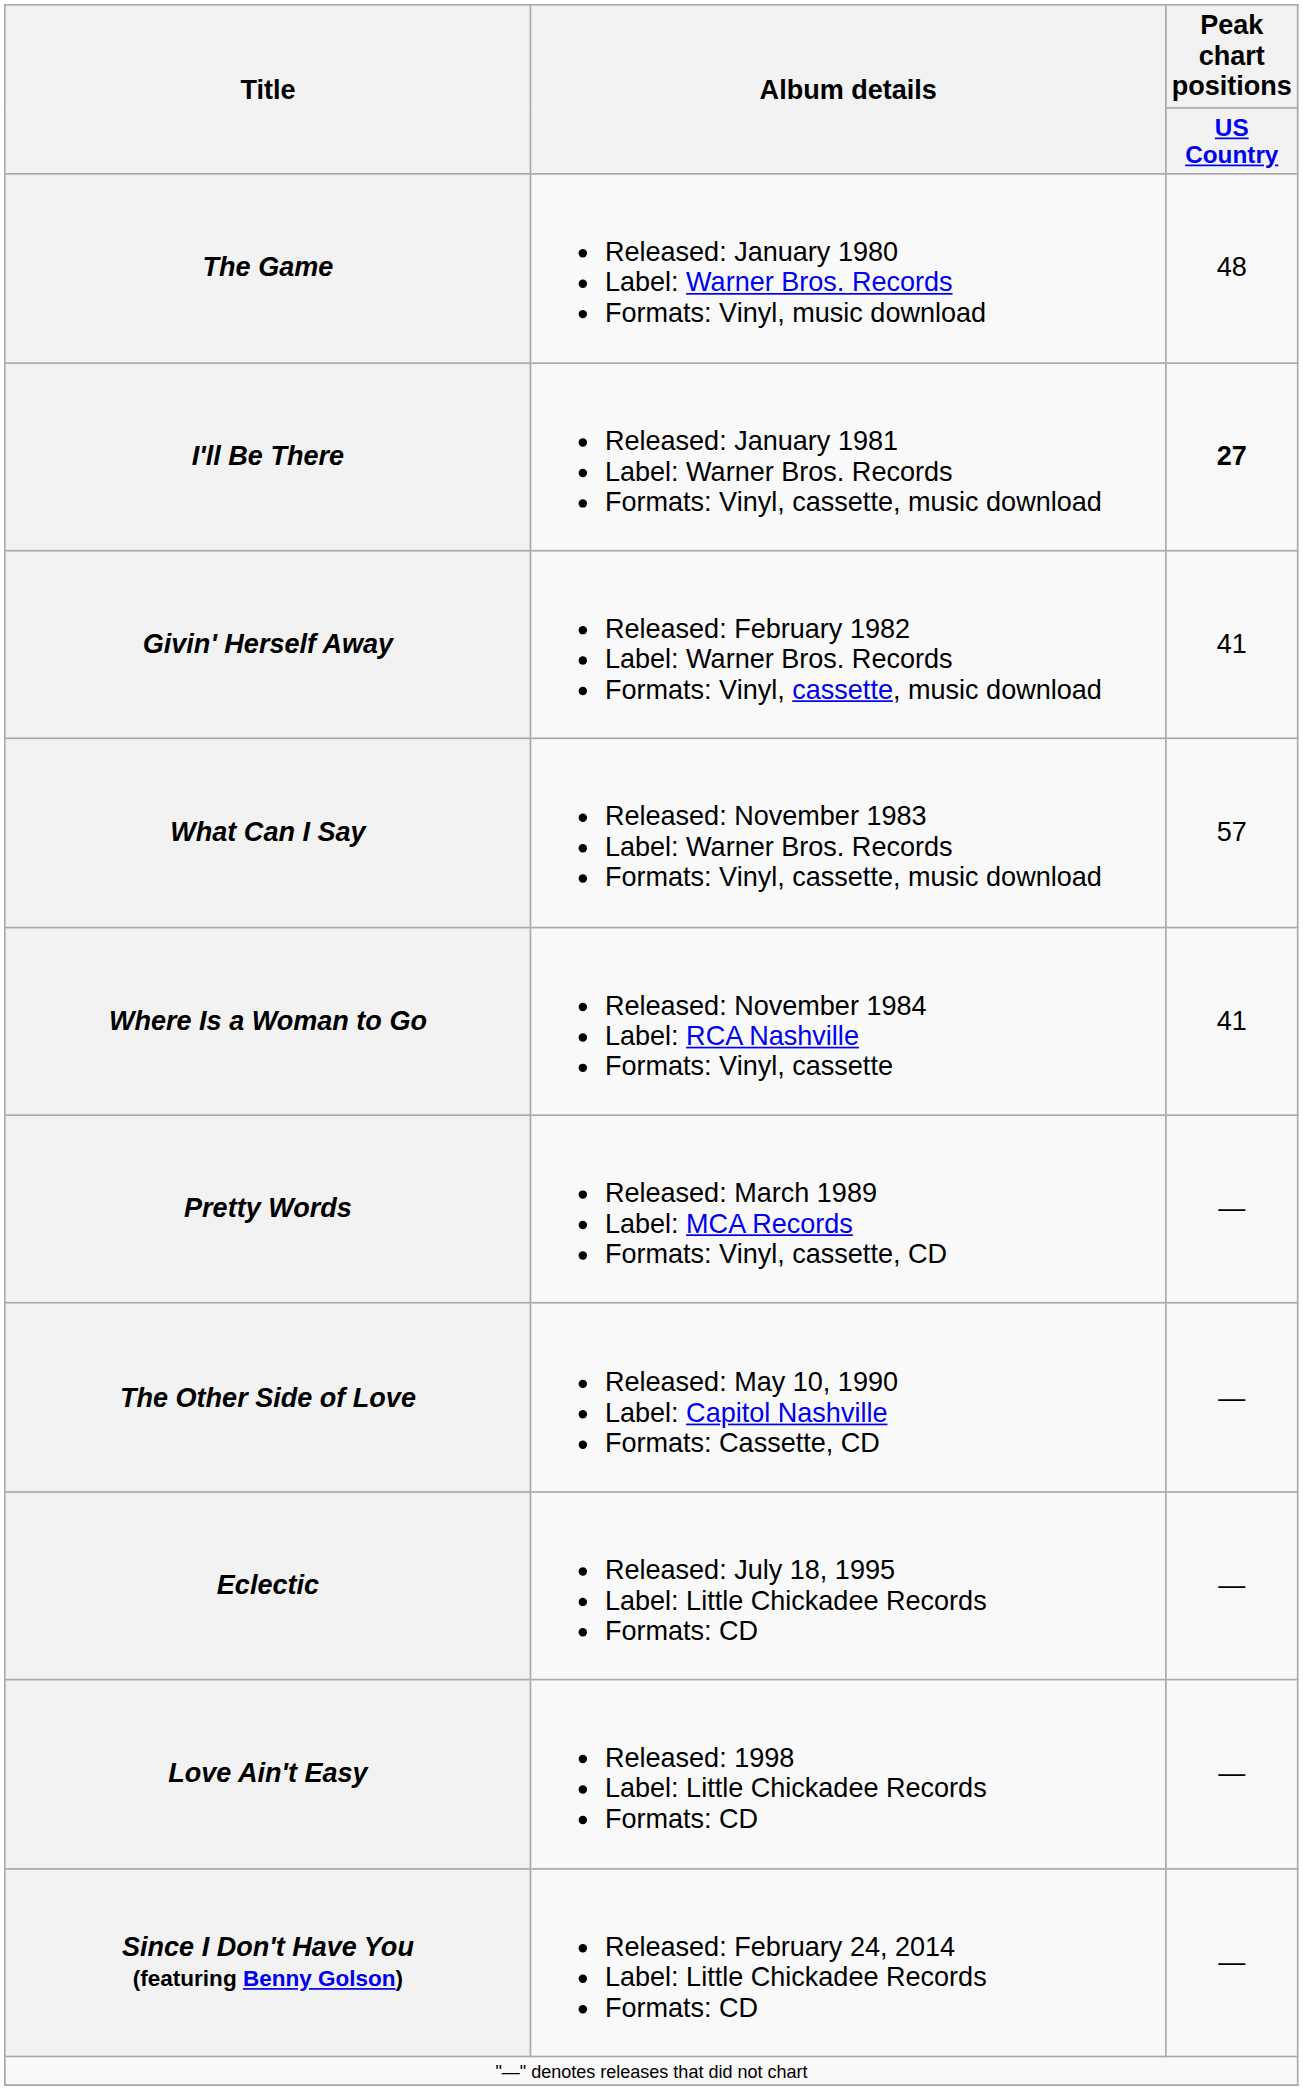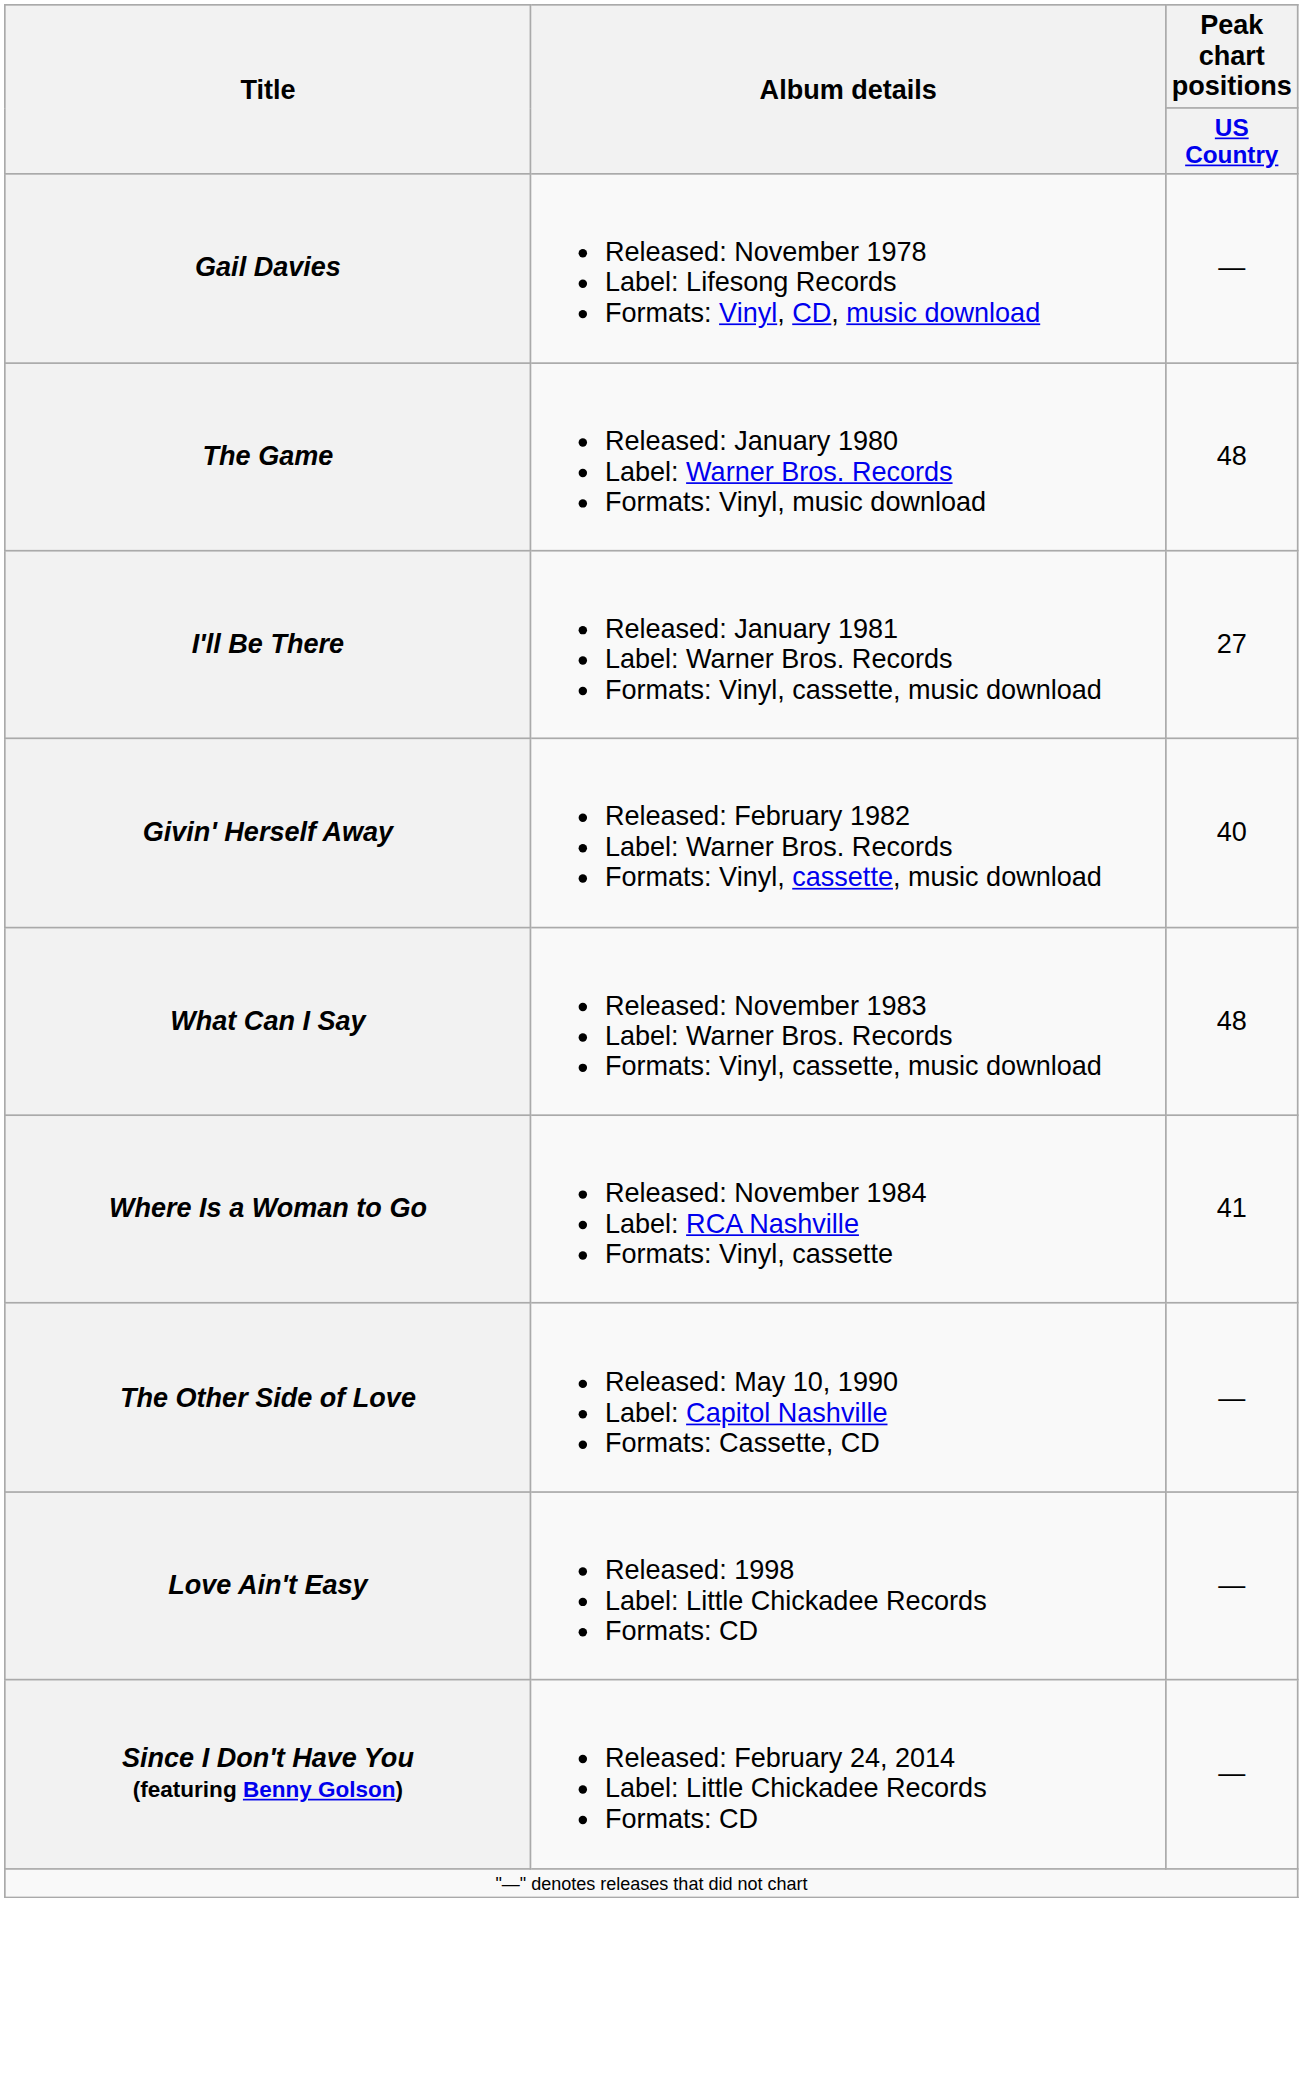+ row: (268, 267)
(1232, 456) bold -> (1232, 644) normal
(1232, 644) 41 -> (1232, 832) 40
(1232, 832) 57 -> (1232, 1020) 48
- row: (268, 1208)
- row: (268, 1585)
